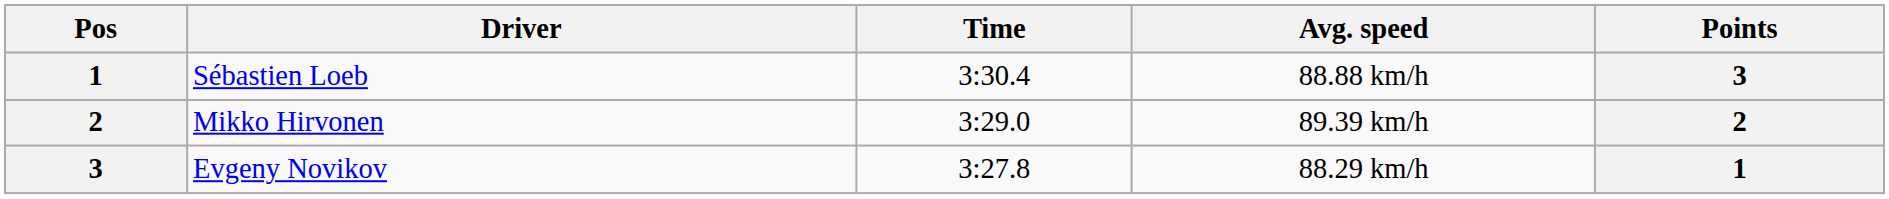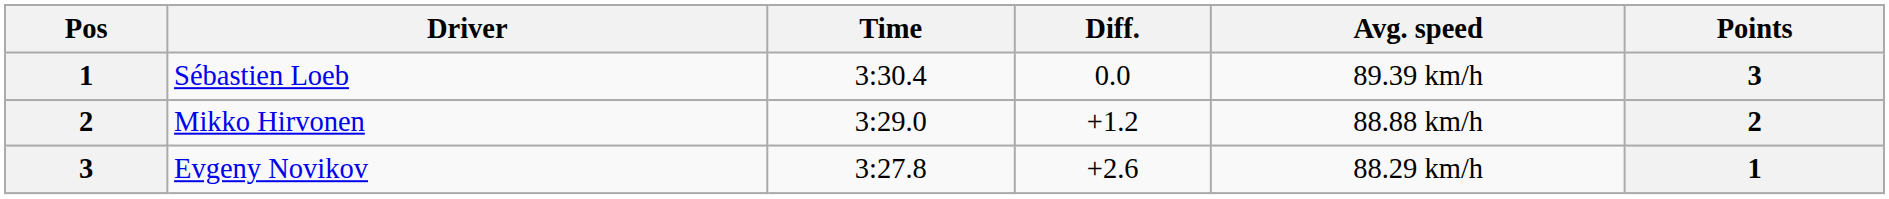+ column: (1113, 28)
(1364, 75) 88.88 km/h -> (1418, 75) 89.39 km/h
(1364, 122) 89.39 km/h -> (1418, 122) 88.88 km/h
